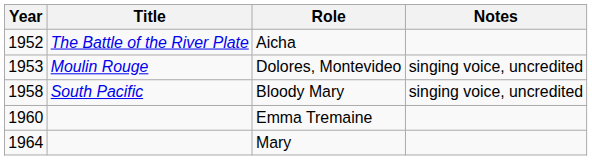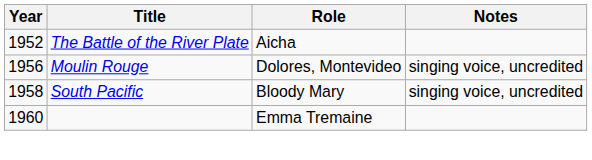(26, 67) 1953 -> (26, 67) 1956
- row: (274, 142)
